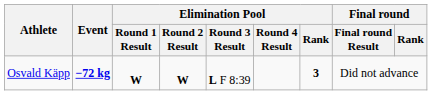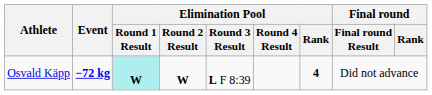(136, 80) no background -> (136, 80) paleturquoise background
(316, 73) 3 -> (316, 73) 4
